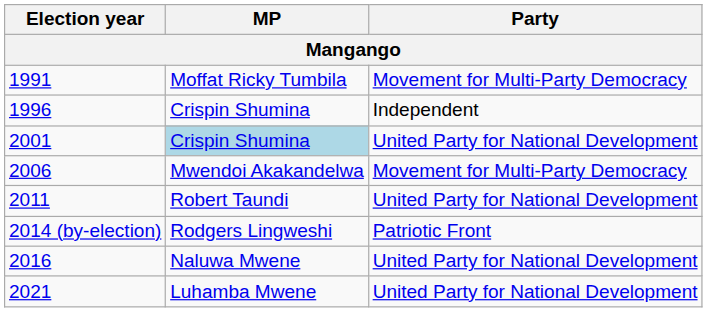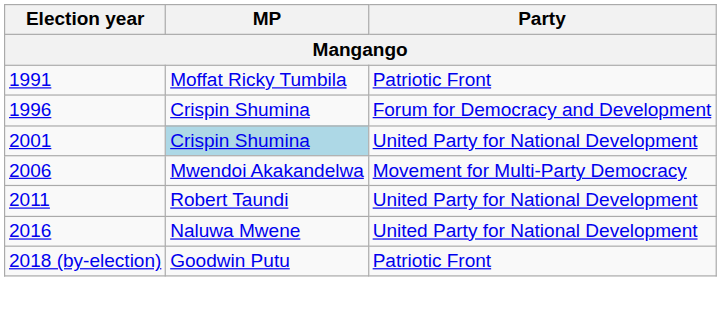(530, 79) Movement for Multi-Party Democracy -> (432, 79) Patriotic Front
(426, 110) Independent -> (542, 110) Forum for Democracy and Development
- row: (85, 230)
+ row: (85, 261)
- row: (30, 291)
